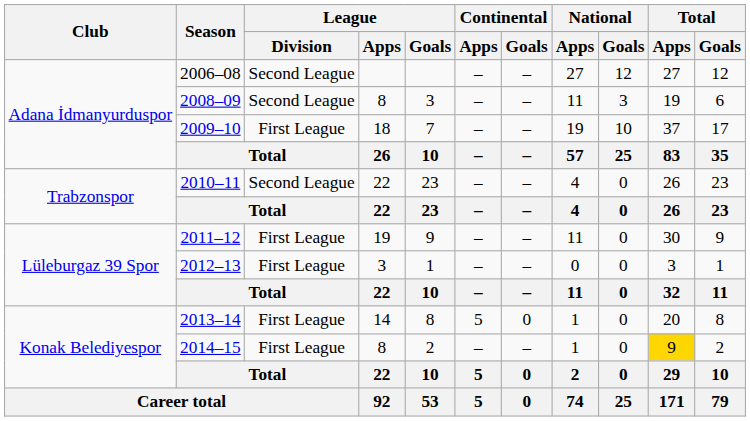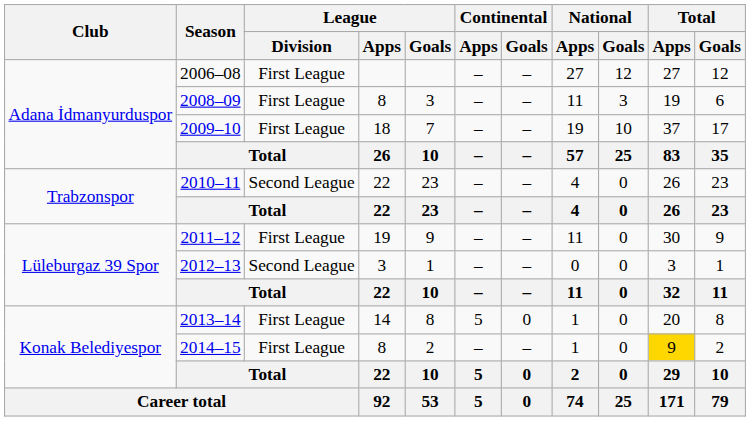(302, 73) Second League -> (302, 73) First League
(302, 100) Second League -> (302, 100) First League
(302, 264) First League -> (302, 264) Second League
